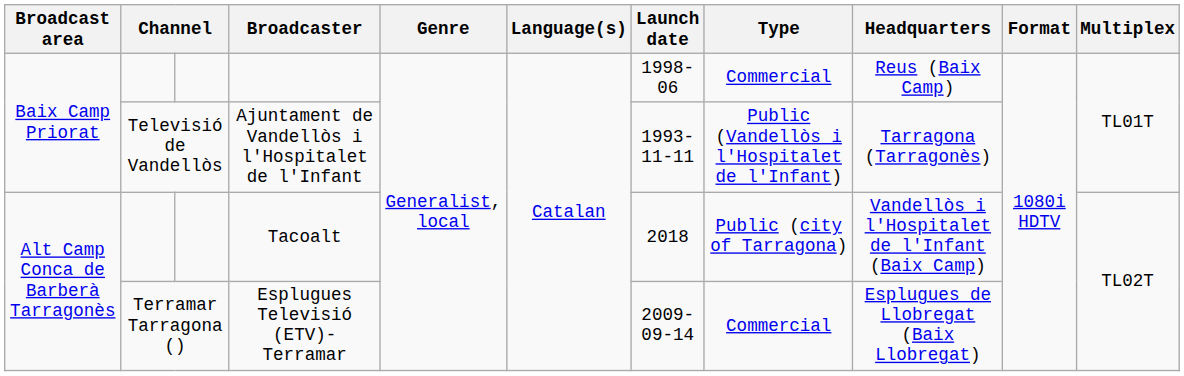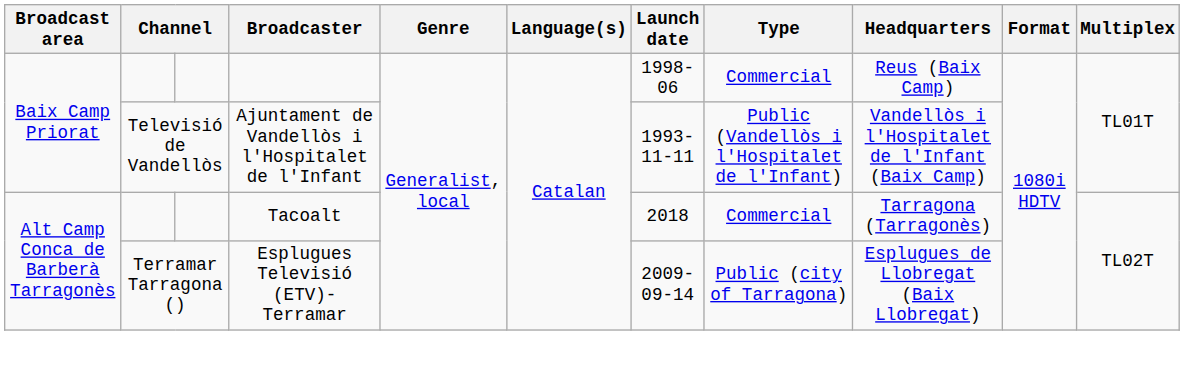(928, 147) Tarragona (Tarragonès) -> (928, 147) Vandellòs i l'Hospitalet de l'Infant (Baix Camp)
(779, 236) Public (city of Tarragona) -> (779, 216) Commercial
(928, 236) Vandellòs i l'Hospitalet de l'Infant (Baix Camp) -> (928, 216) Tarragona (Tarragonès)
(779, 326) Commercial -> (779, 285) Public (city of Tarragona)
